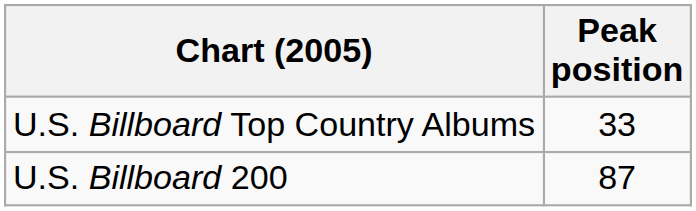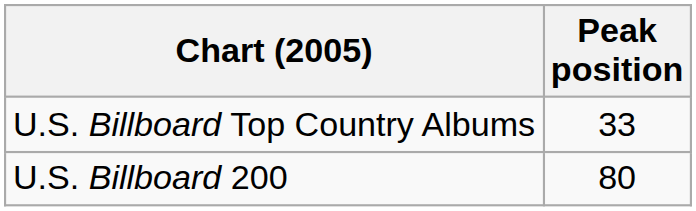(617, 177) 87 -> (617, 177) 80
